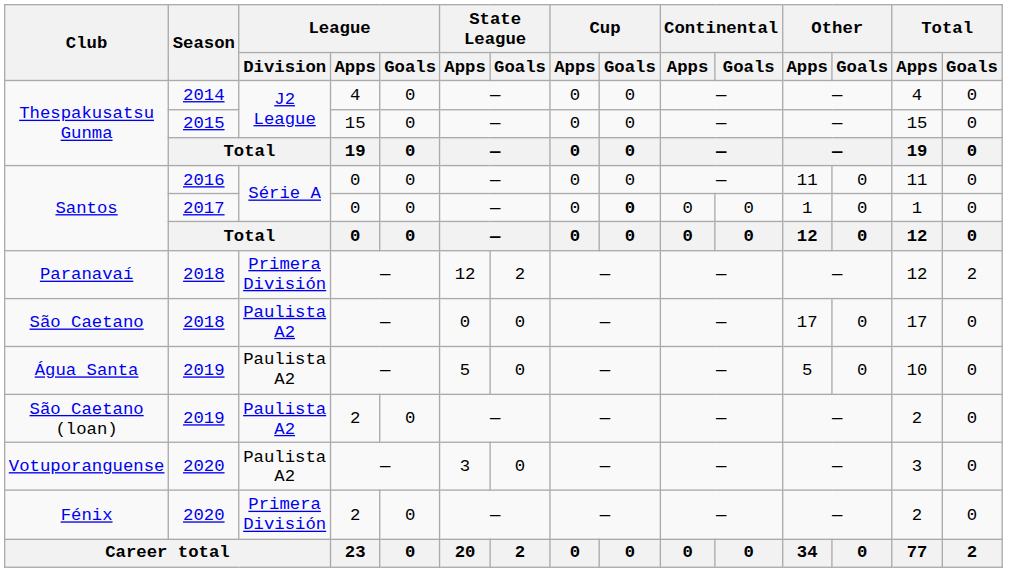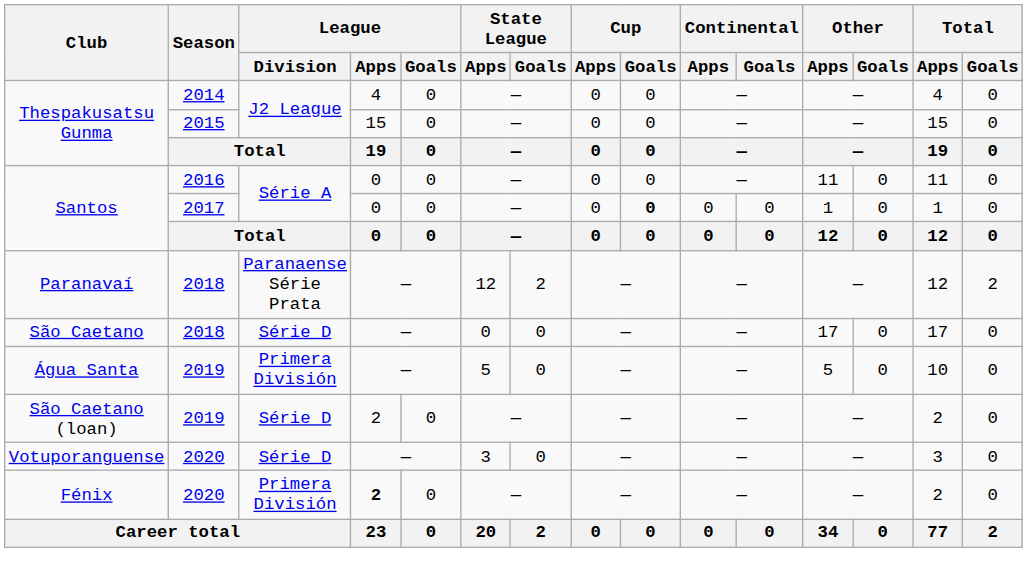(285, 274) Primera División -> (295, 284) Paranaense Série Prata
(285, 322) Paulista A2 -> (295, 332) Série D
(285, 370) Paulista A2 -> (295, 370) Primera División
(285, 419) Paulista A2 -> (295, 419) Série D
(285, 467) Paulista A2 -> (295, 457) Série D
(355, 515) normal -> (376, 495) bold
